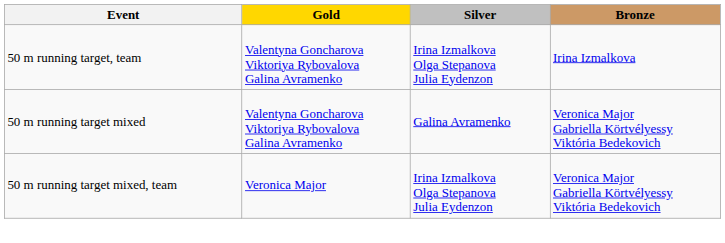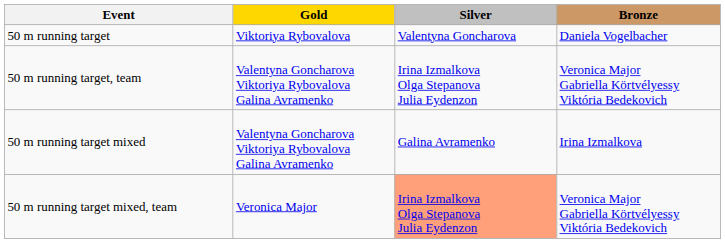+ row: (59, 35)
(594, 57) Irina Izmalkova -> (619, 85) Veronica Major Gabriella Körtvélyessy Viktória Bedekovich
(613, 128) Veronica Major Gabriella Körtvélyessy Viktória Bedekovich -> (601, 142) Irina Izmalkova
(454, 193) no background -> (439, 213) lightsalmon background
